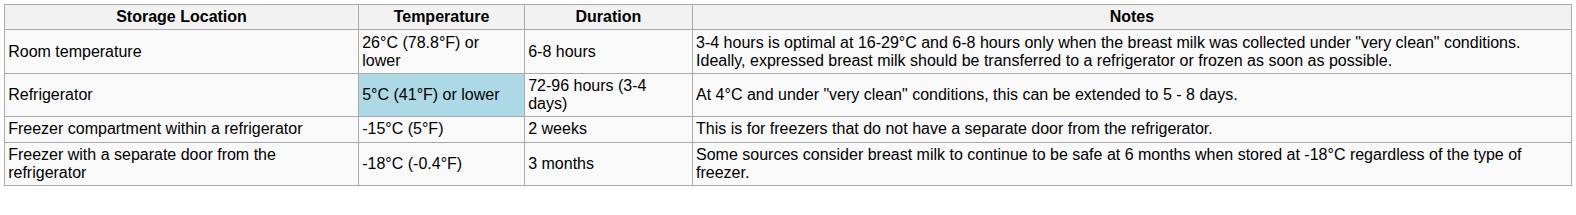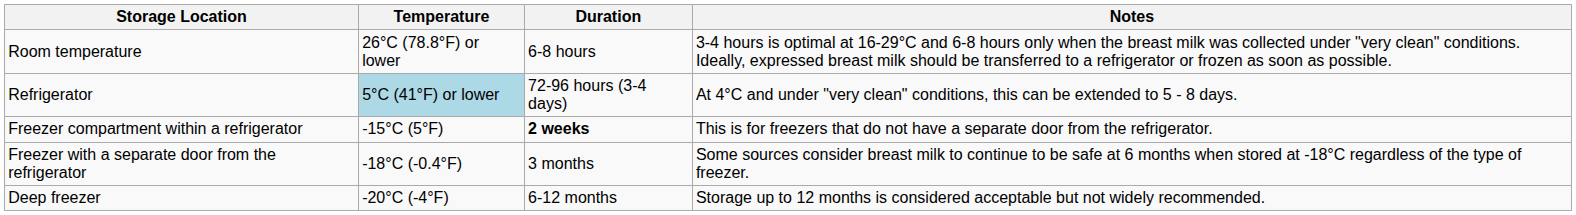(558, 129) normal -> (559, 129) bold
+ row: (54, 198)
